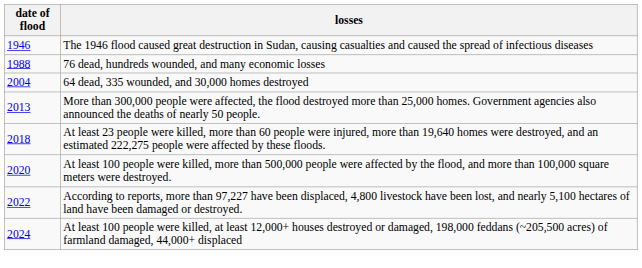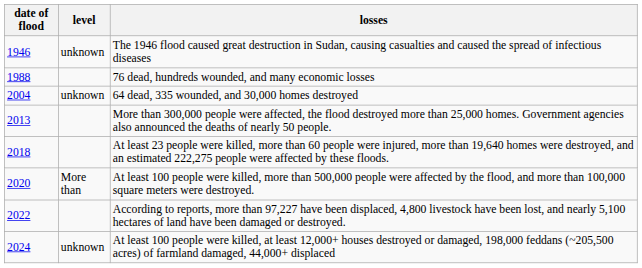+ column: (84, 20)
